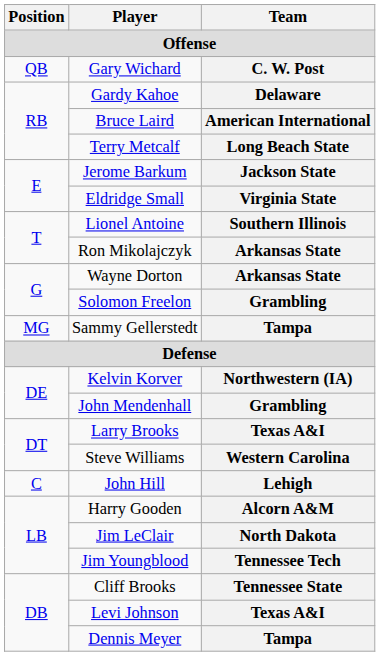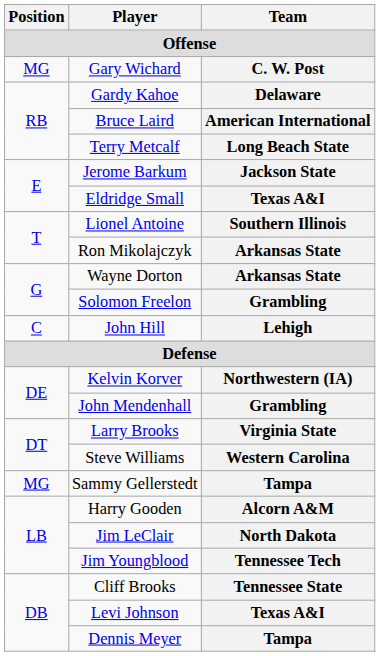(36, 69) QB -> (36, 69) MG
(288, 198) Virginia State -> (288, 198) Texas A&I
rows swapped: (135, 483) <-> (135, 328)
(288, 431) Texas A&I -> (288, 431) Virginia State
